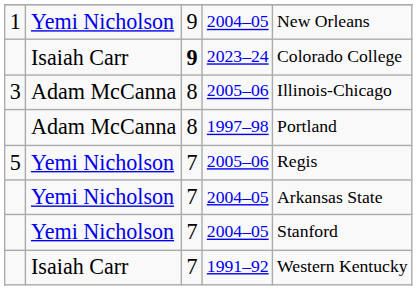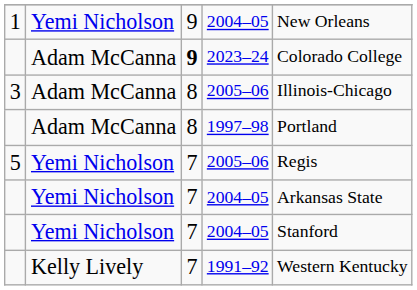(80, 57) Isaiah Carr -> (104, 57) Adam McCanna
(80, 267) Isaiah Carr -> (87, 267) Kelly Lively
